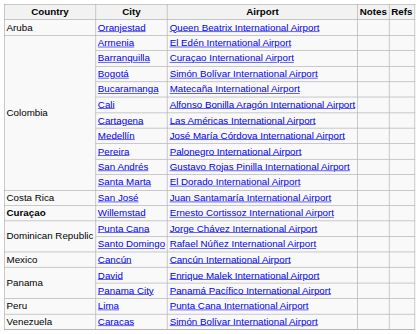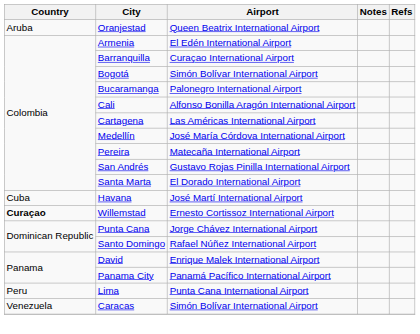(235, 89) Matecaña International Airport -> (236, 89) Palonegro International Airport
(236, 151) Palonegro International Airport -> (235, 151) Matecaña International Airport
- row: (118, 197)
+ row: (115, 197)
- row: (115, 259)
